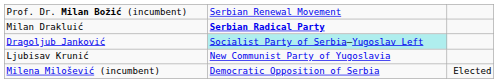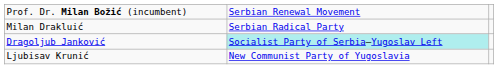(267, 27) bold -> (286, 27) normal
- row: (83, 71)
